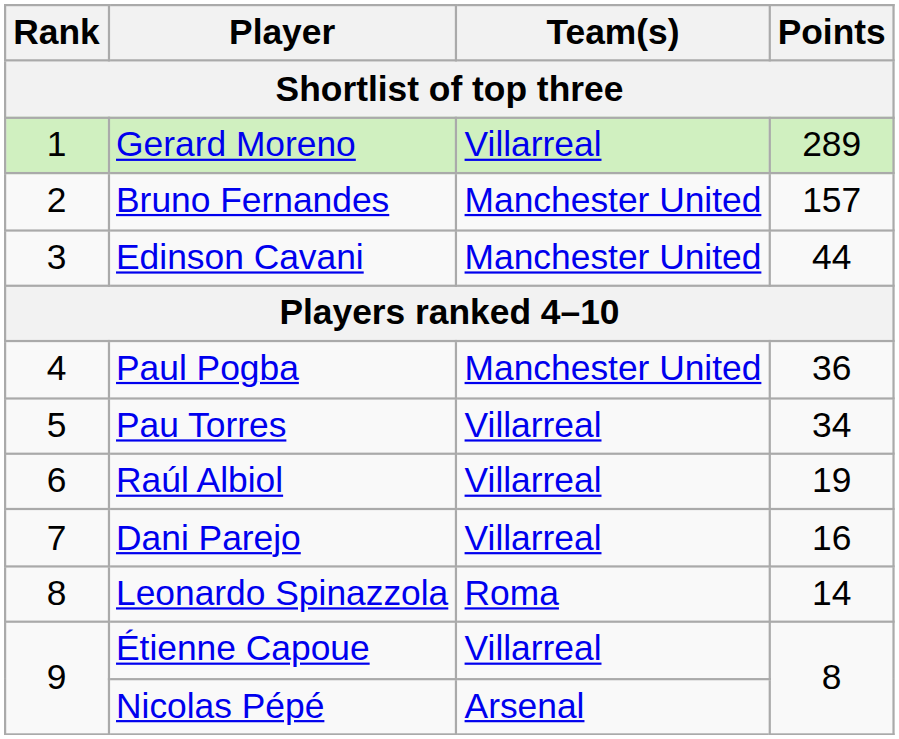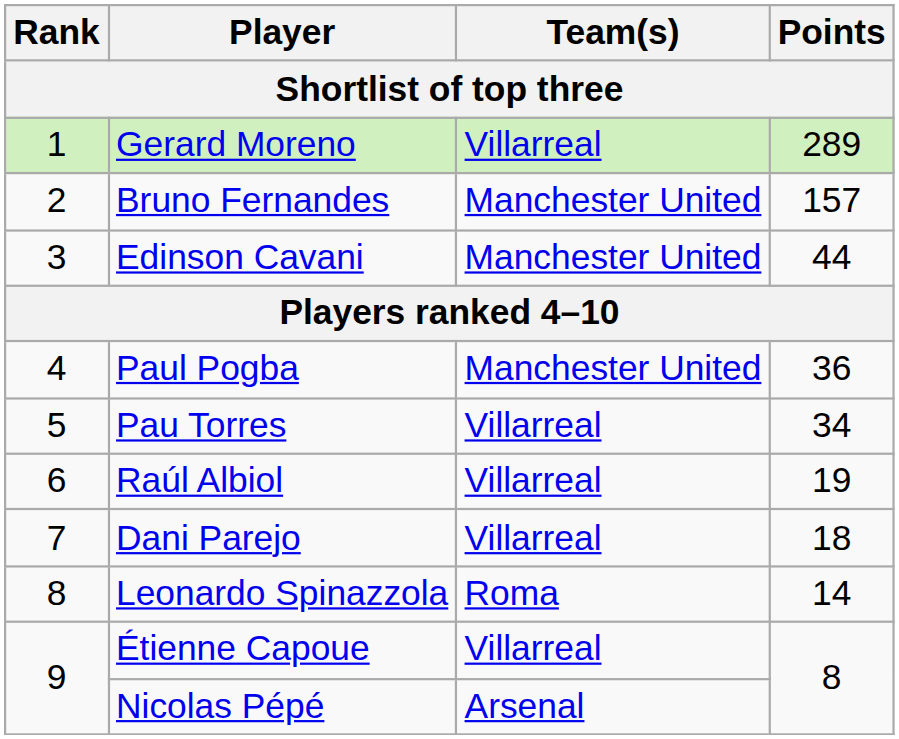(832, 537) 16 -> (832, 537) 18
